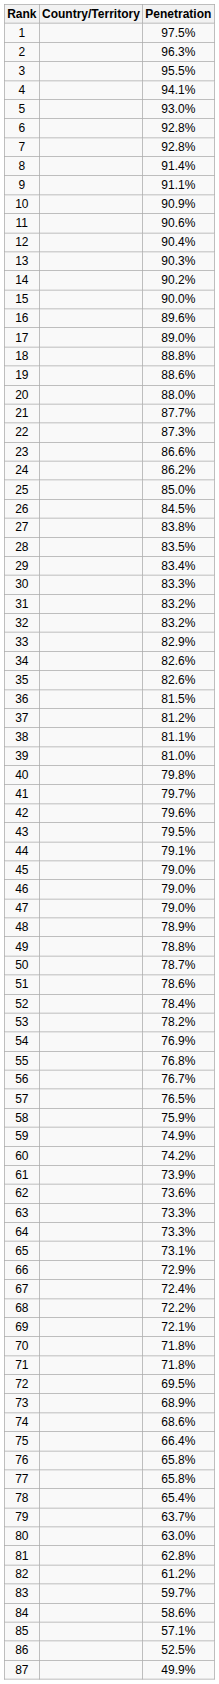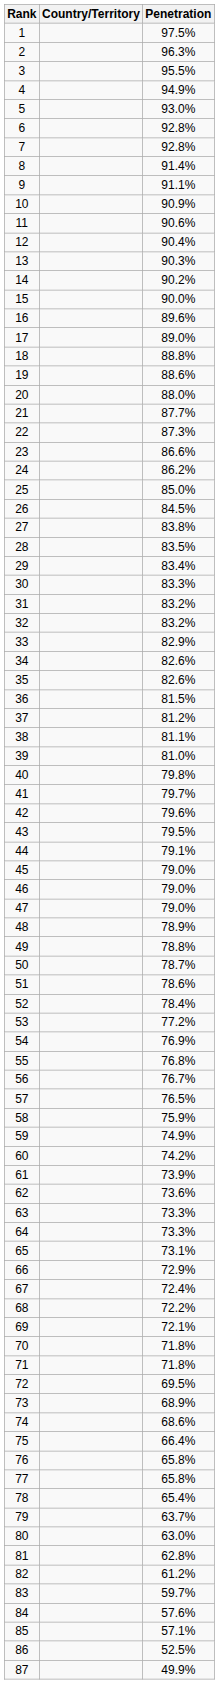(178, 90) 94.1% -> (178, 90) 94.9%
(178, 1022) 78.2% -> (178, 1022) 77.2%
(178, 1612) 58.6% -> (178, 1612) 57.6%
